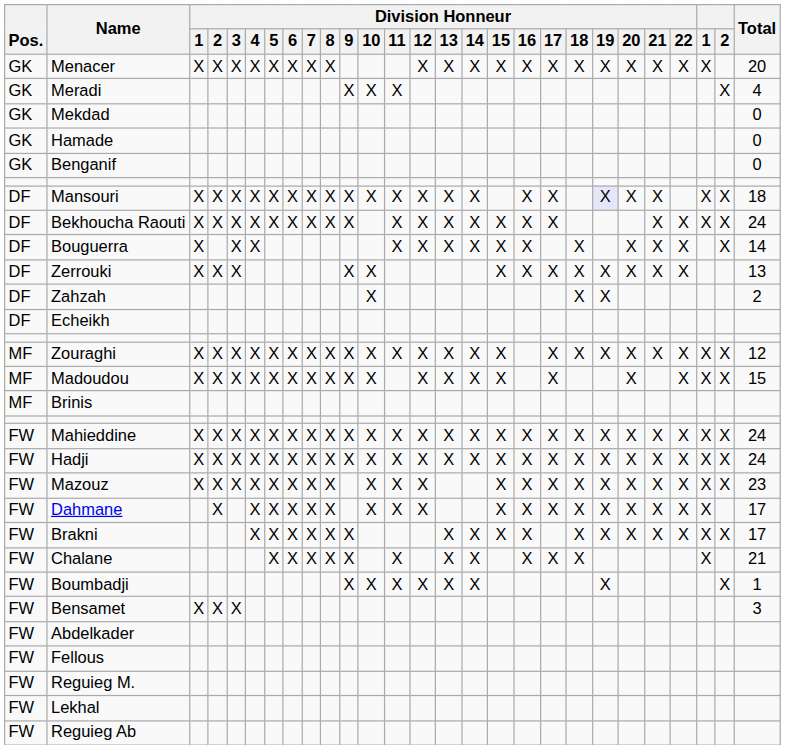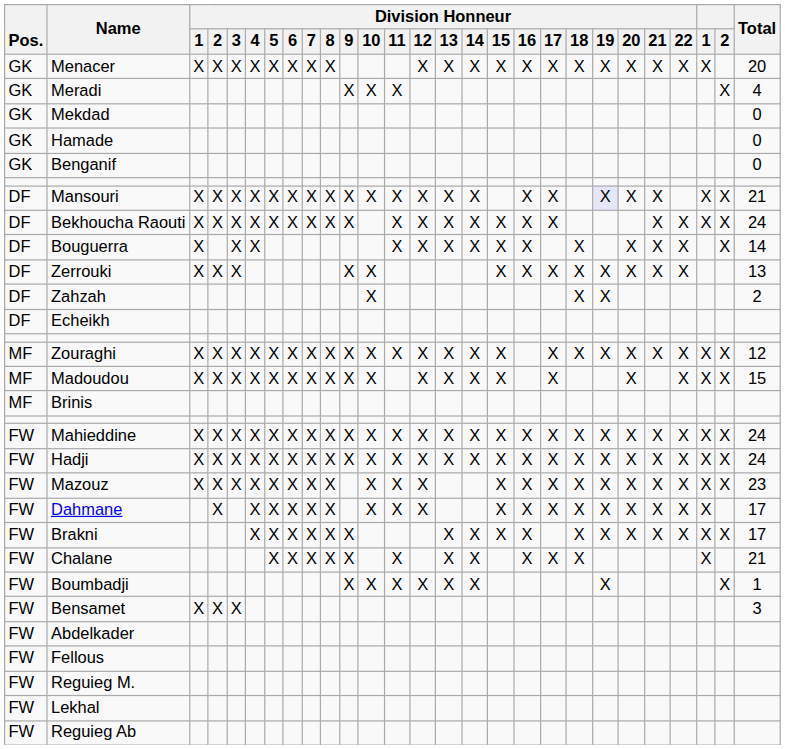(757, 197) 18 -> (757, 197) 21
